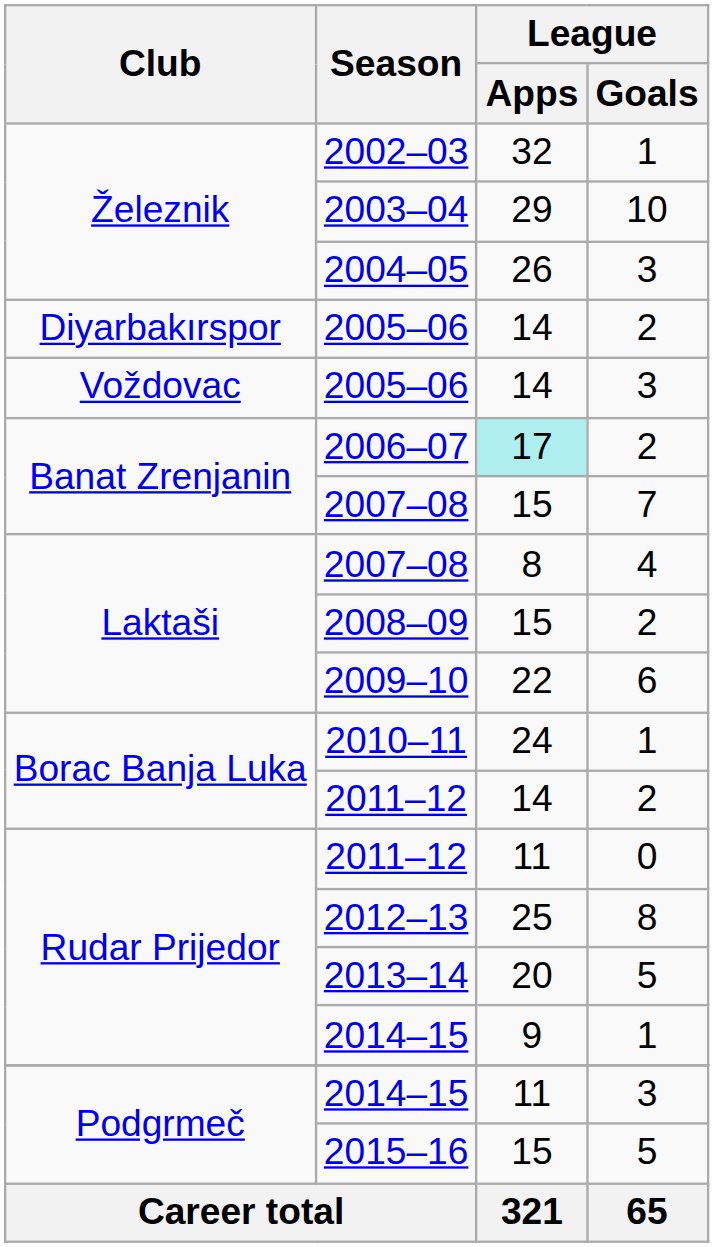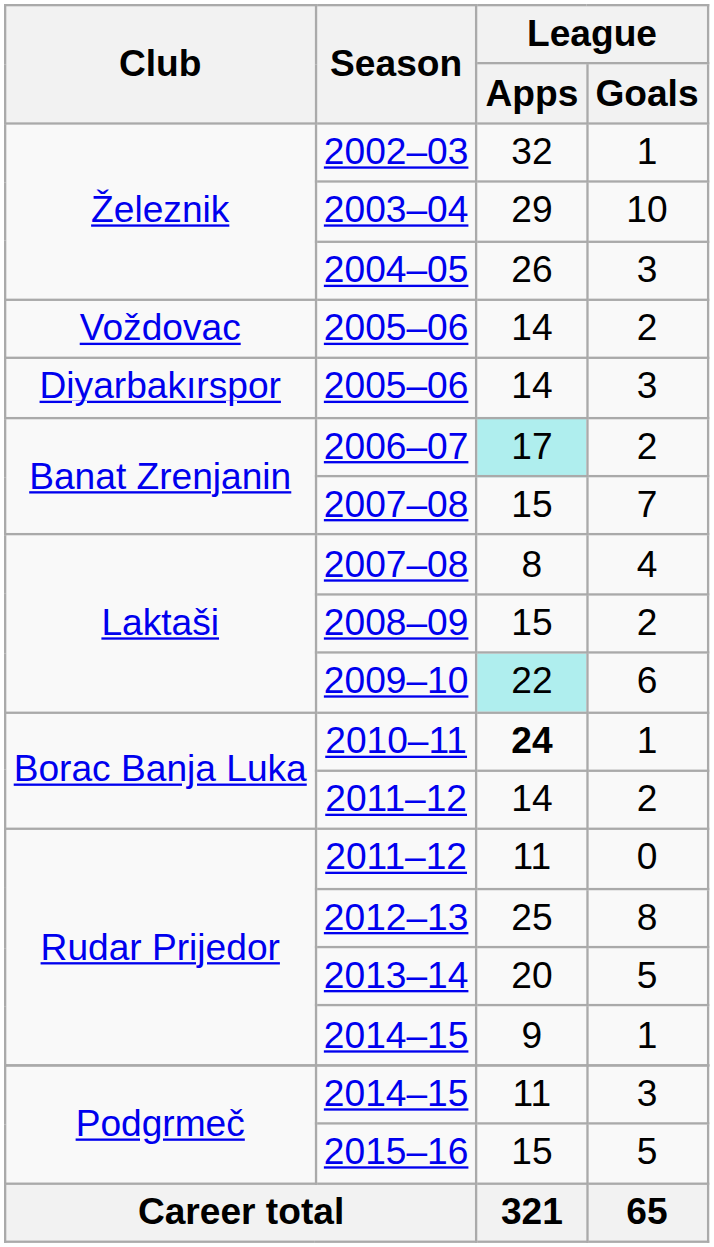(160, 328) Diyarbakırspor -> (160, 328) Voždovac
(160, 387) Voždovac -> (160, 387) Diyarbakırspor
(532, 681) no background -> (532, 681) paleturquoise background
(532, 740) normal -> (532, 740) bold
